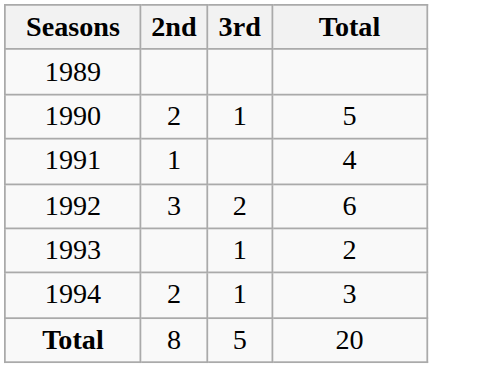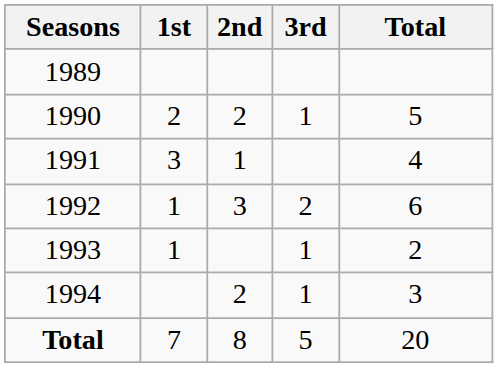+ column: (174, 26)
